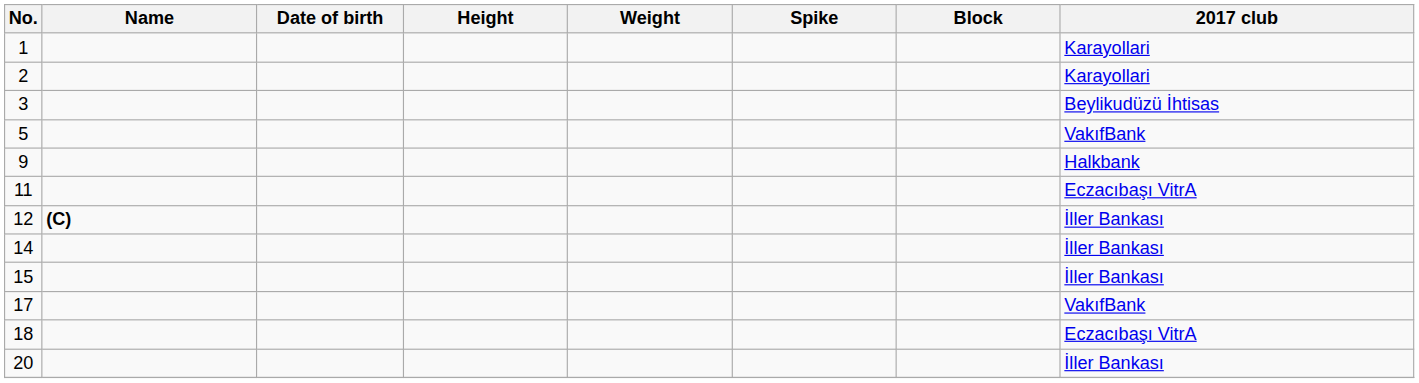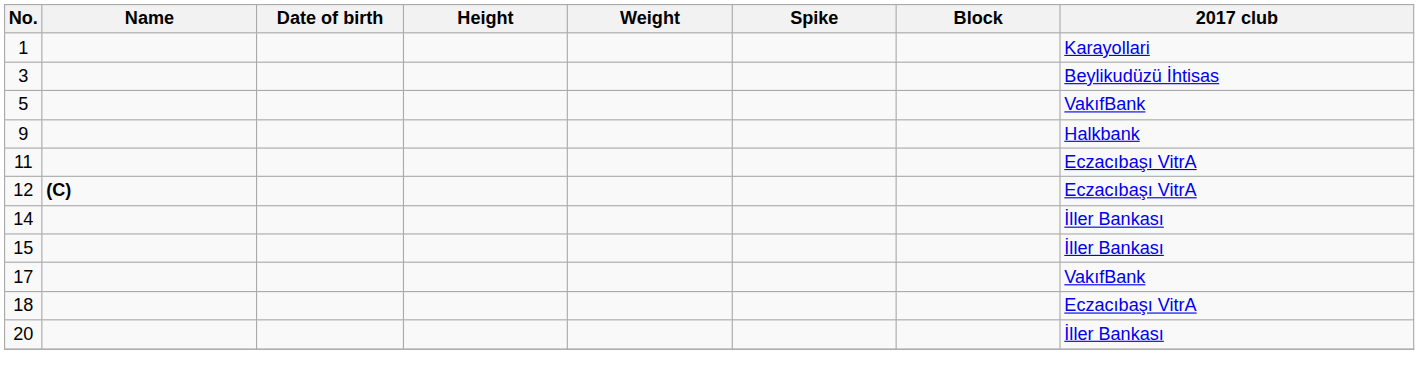- row: (23, 76)
(1114, 219) İller Bankası -> (1131, 190) Eczacıbaşı VitrA
